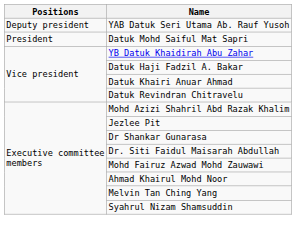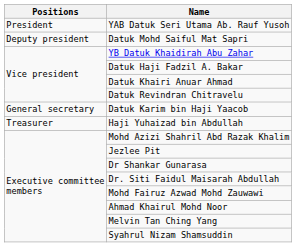(48, 25) Deputy president -> (30, 25) President
(30, 39) President -> (48, 39) Deputy president
+ row: (178, 109)
+ row: (176, 123)
